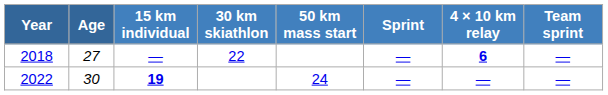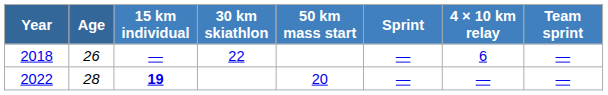(91, 56) 27 -> (91, 56) 26
(483, 56) bold -> (483, 56) normal
(91, 79) 30 -> (91, 79) 28
(320, 79) 24 -> (320, 79) 20
